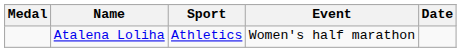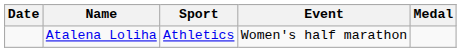columns swapped: (28, 16) <-> (437, 16)
